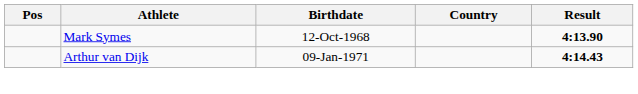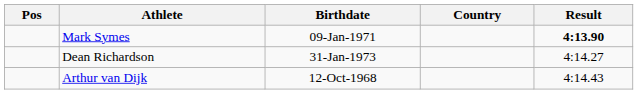(336, 36) 12-Oct-1968 -> (343, 36) 09-Jan-1971
+ row: (108, 57)
(336, 57) 09-Jan-1971 -> (343, 78) 12-Oct-1968
(582, 57) bold -> (584, 78) normal
